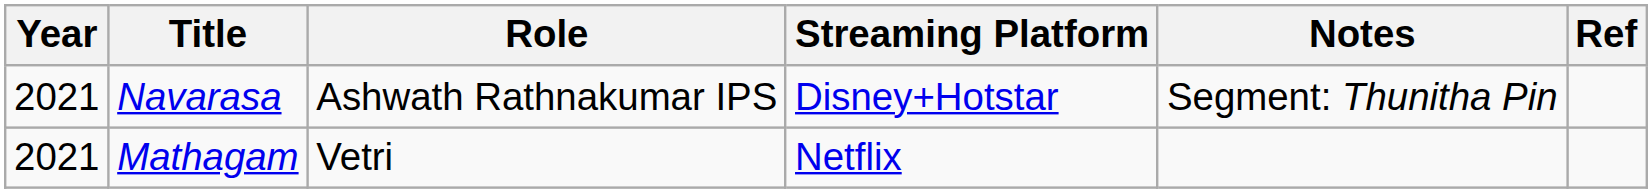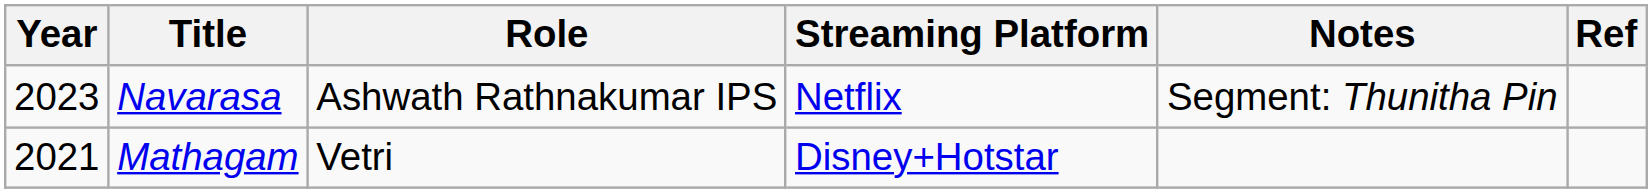(57, 95) 2021 -> (57, 95) 2023
(927, 95) Disney+Hotstar -> (848, 95) Netflix
(848, 156) Netflix -> (927, 156) Disney+Hotstar
